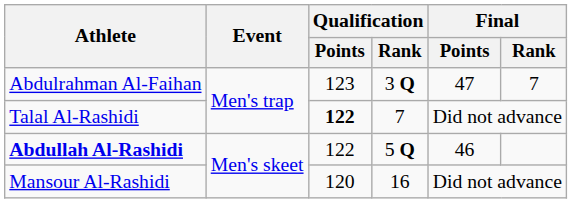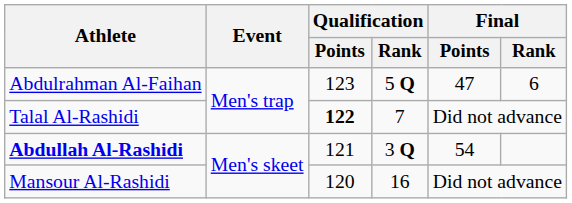(400, 84) 3 Q -> (400, 84) 5 Q
(534, 84) 7 -> (534, 84) 6
(340, 149) 122 -> (340, 149) 121
(400, 149) 5 Q -> (400, 149) 3 Q
(465, 149) 46 -> (465, 149) 54
